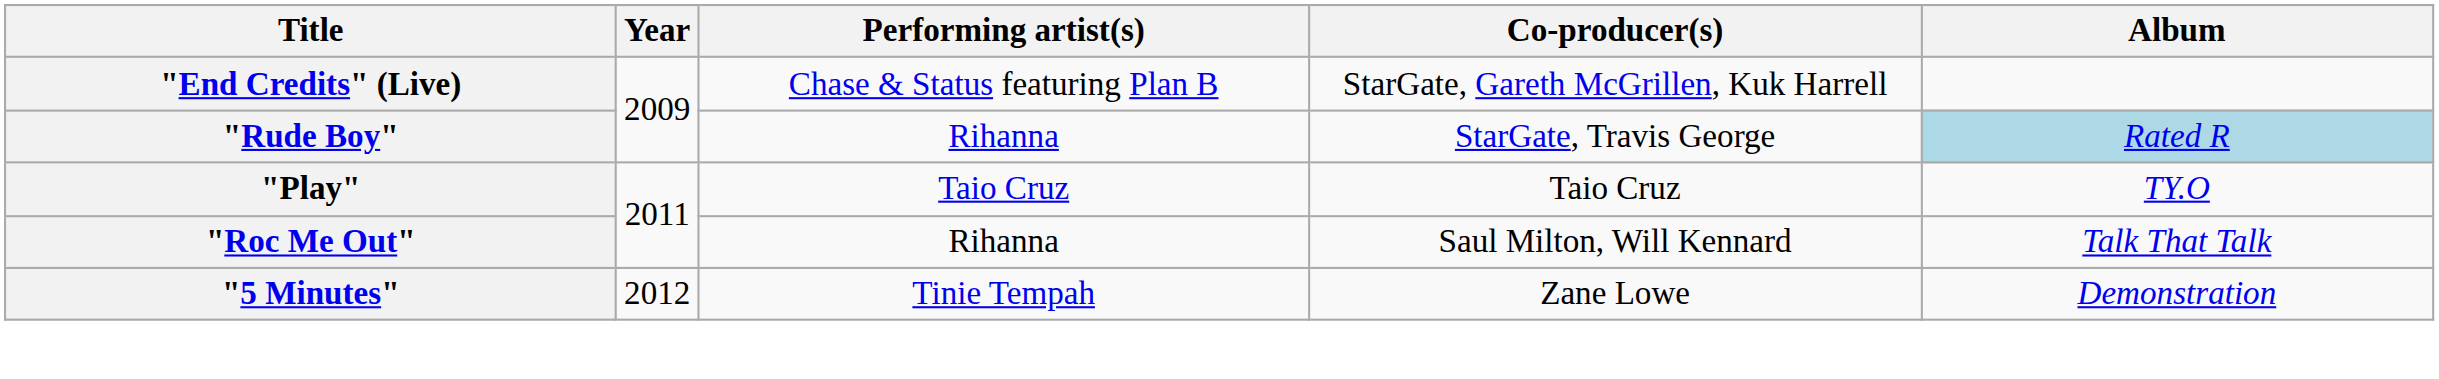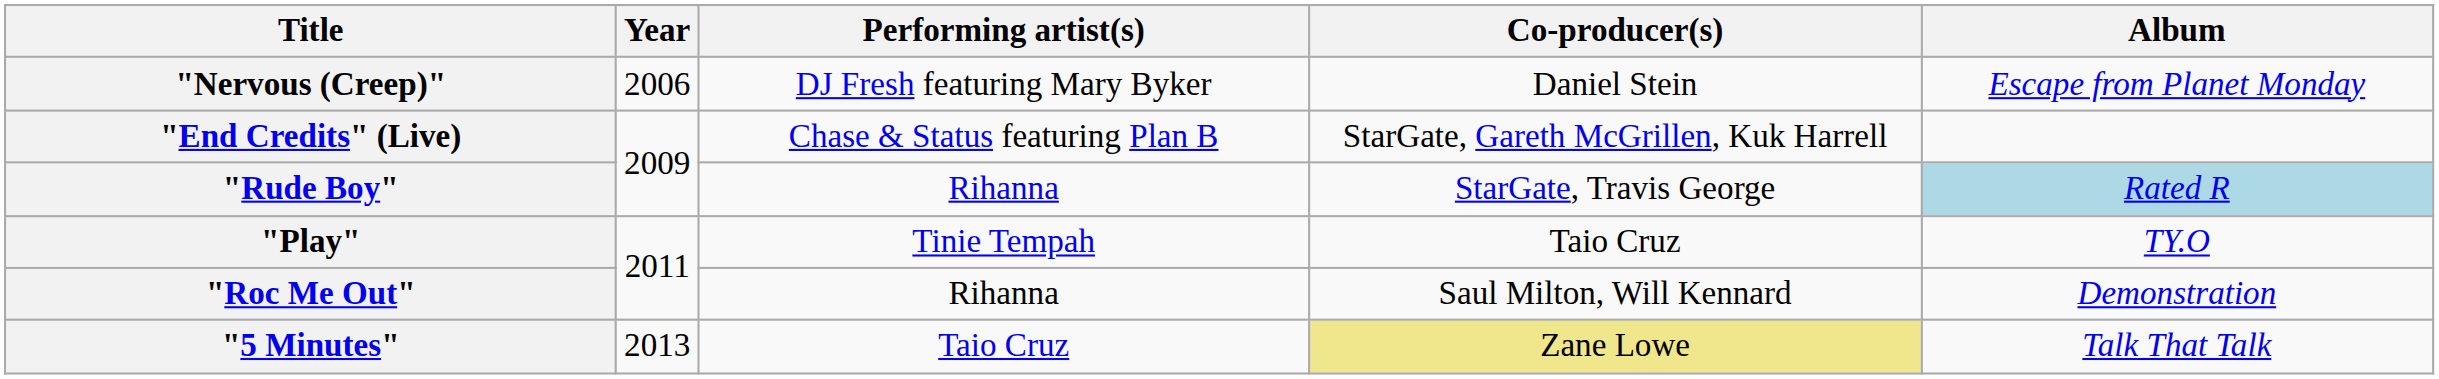+ row: (311, 83)
(1004, 188) Taio Cruz -> (1004, 240) Tinie Tempah
(2177, 240) Talk That Talk -> (2177, 293) Demonstration
(657, 293) 2012 -> (657, 345) 2013
(1004, 293) Tinie Tempah -> (1004, 345) Taio Cruz
(1615, 293) no background -> (1615, 345) khaki background
(2177, 293) Demonstration -> (2177, 345) Talk That Talk
